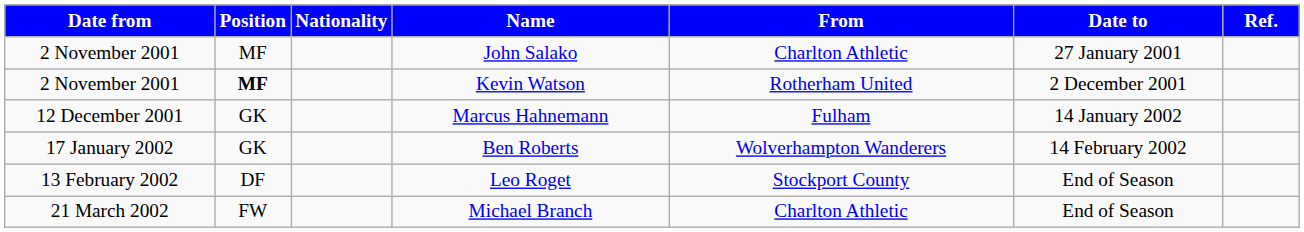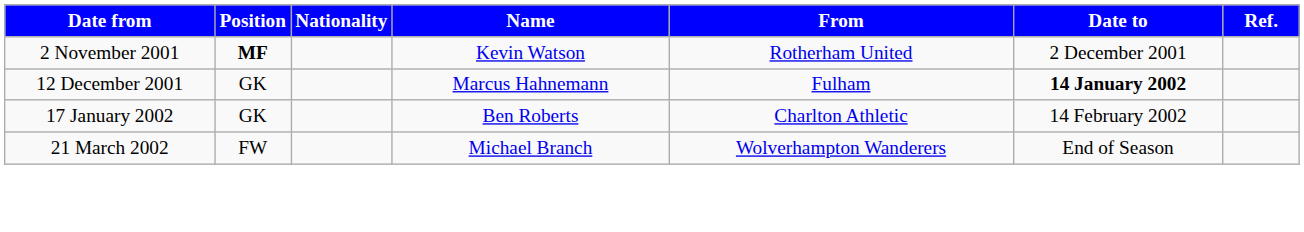- row: (530, 52)
(1118, 116) normal -> (1118, 84) bold
(841, 148) Wolverhampton Wanderers -> (841, 116) Charlton Athletic
- row: (530, 179)
(841, 211) Charlton Athletic -> (841, 148) Wolverhampton Wanderers
